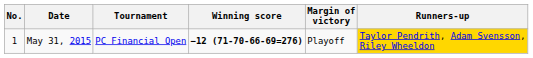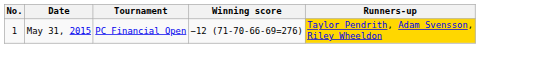- column: (331, 17)
(247, 41) bold -> (247, 31) normal
